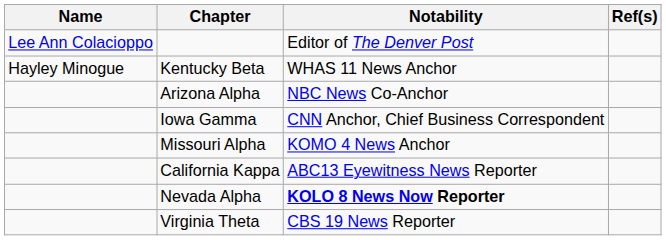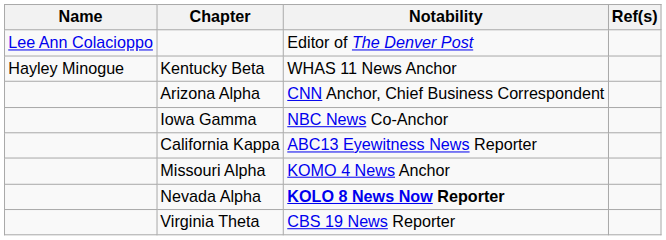(368, 94) NBC News Co-Anchor -> (446, 94) CNN Anchor, Chief Business Correspondent
(446, 119) CNN Anchor, Chief Business Correspondent -> (368, 119) NBC News Co-Anchor
rows swapped: (213, 145) <-> (220, 171)
